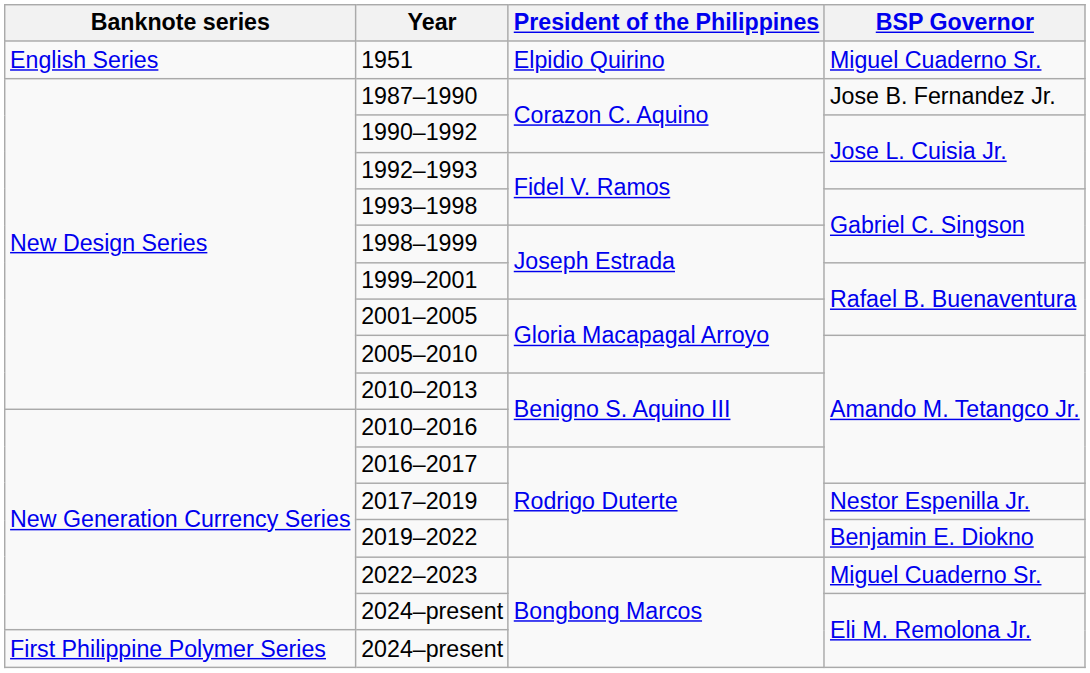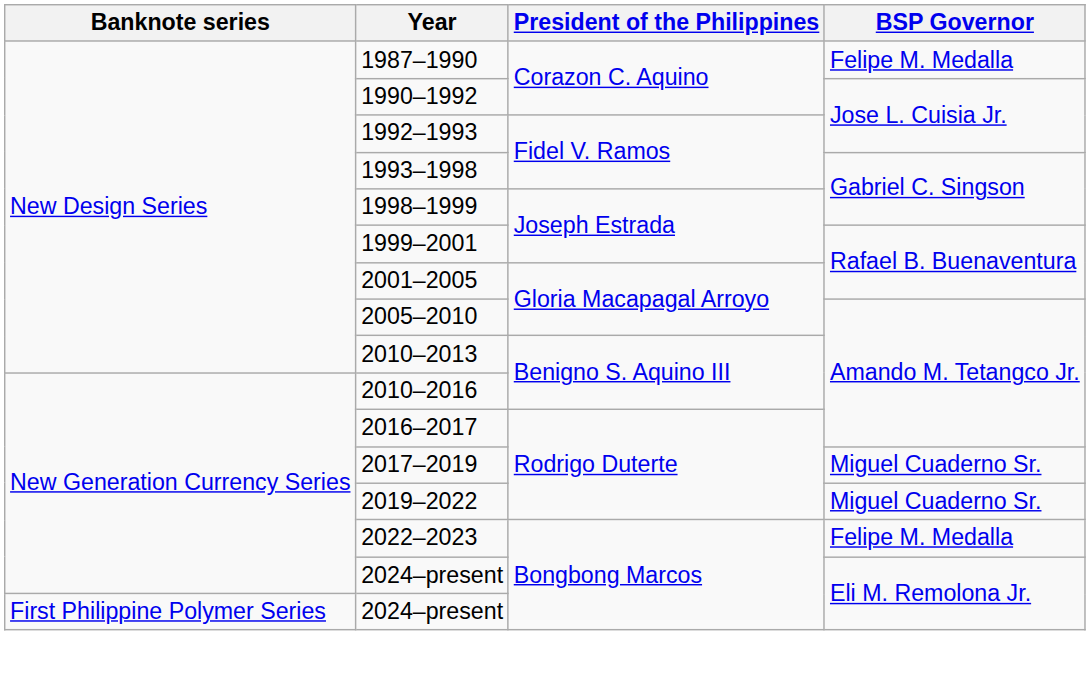- row: (84, 59)
(943, 96) Jose B. Fernandez Jr. -> (922, 59) Felipe M. Medalla
(930, 501) Nestor Espenilla Jr. -> (936, 464) Miguel Cuaderno Sr.
(932, 538) Benjamin E. Diokno -> (936, 501) Miguel Cuaderno Sr.
(936, 574) Miguel Cuaderno Sr. -> (922, 538) Felipe M. Medalla
